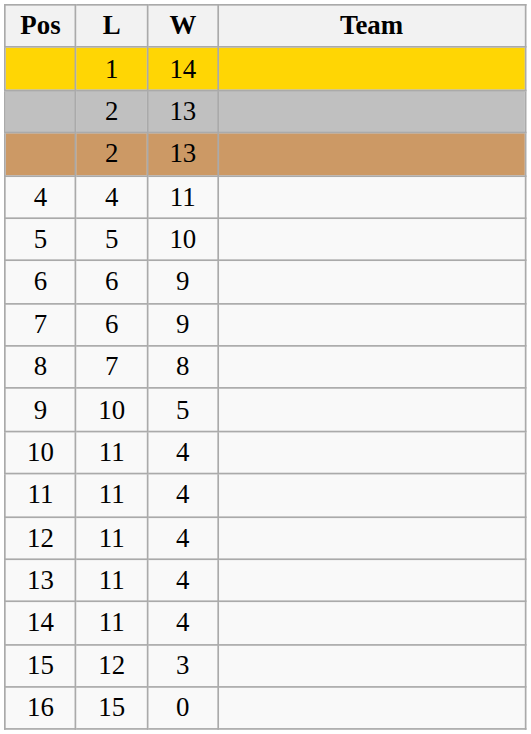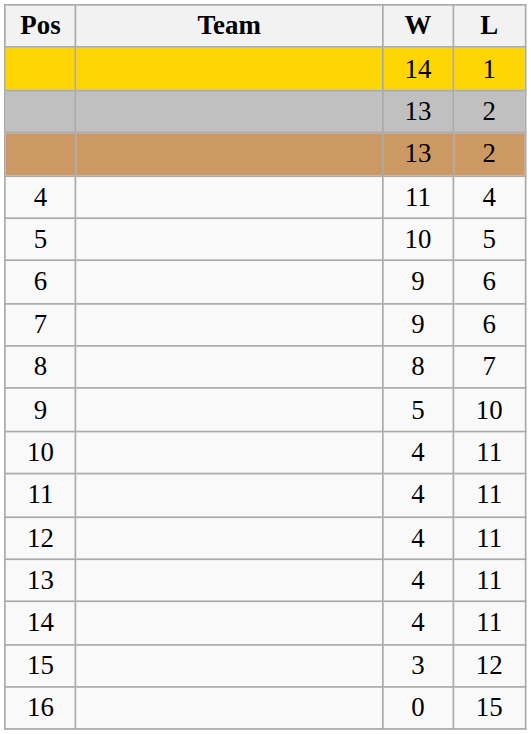columns swapped: (372, 25) <-> (112, 25)
